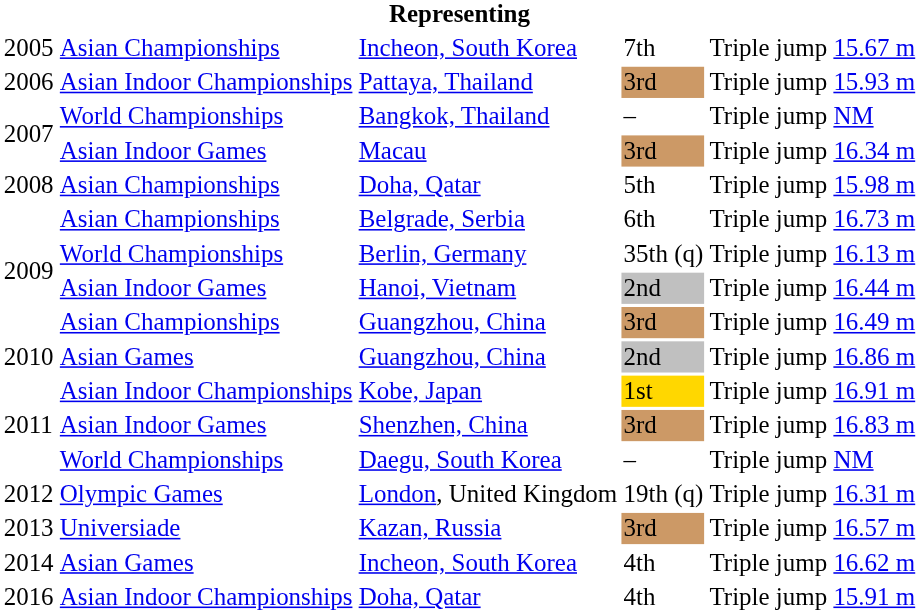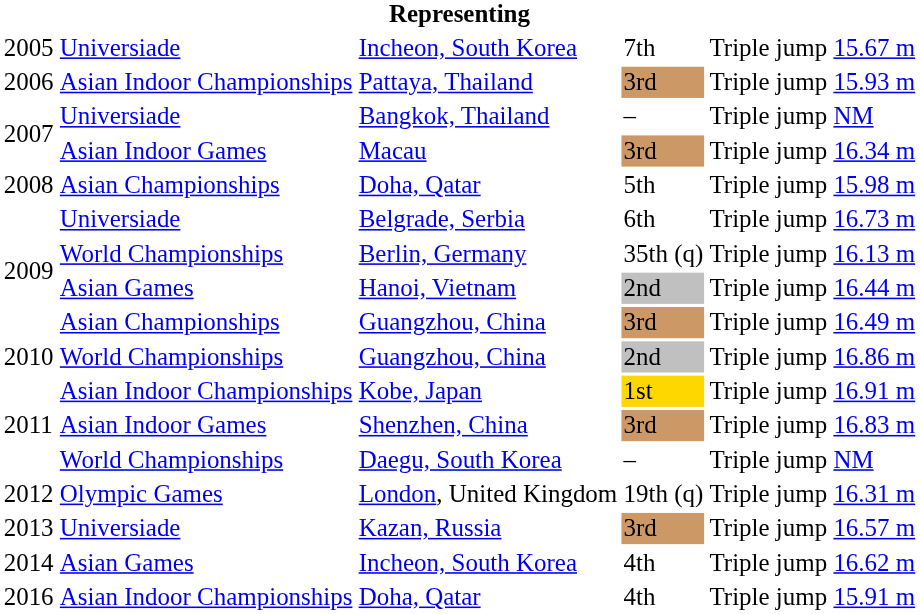(170, 47) Asian Championships -> (120, 47) Universiade
(172, 116) World Championships -> (120, 116) Universiade
(170, 219) Asian Championships -> (120, 219) Universiade
(163, 287) Asian Indoor Games -> (127, 287) Asian Games
(127, 356) Asian Games -> (172, 356) World Championships
